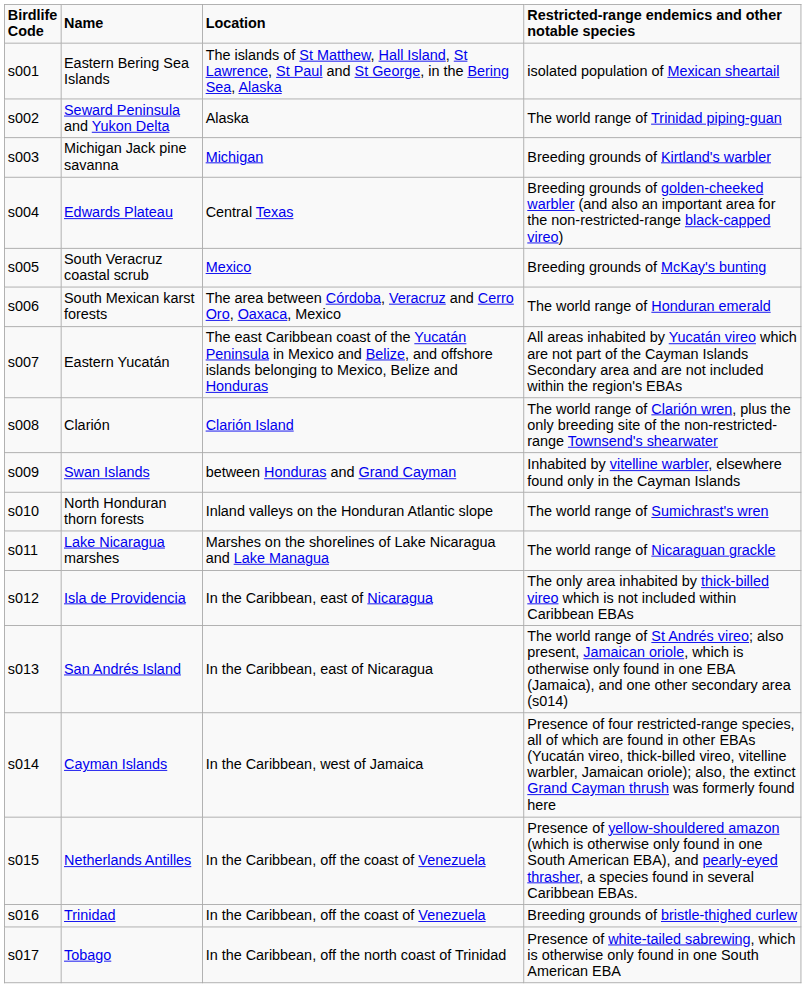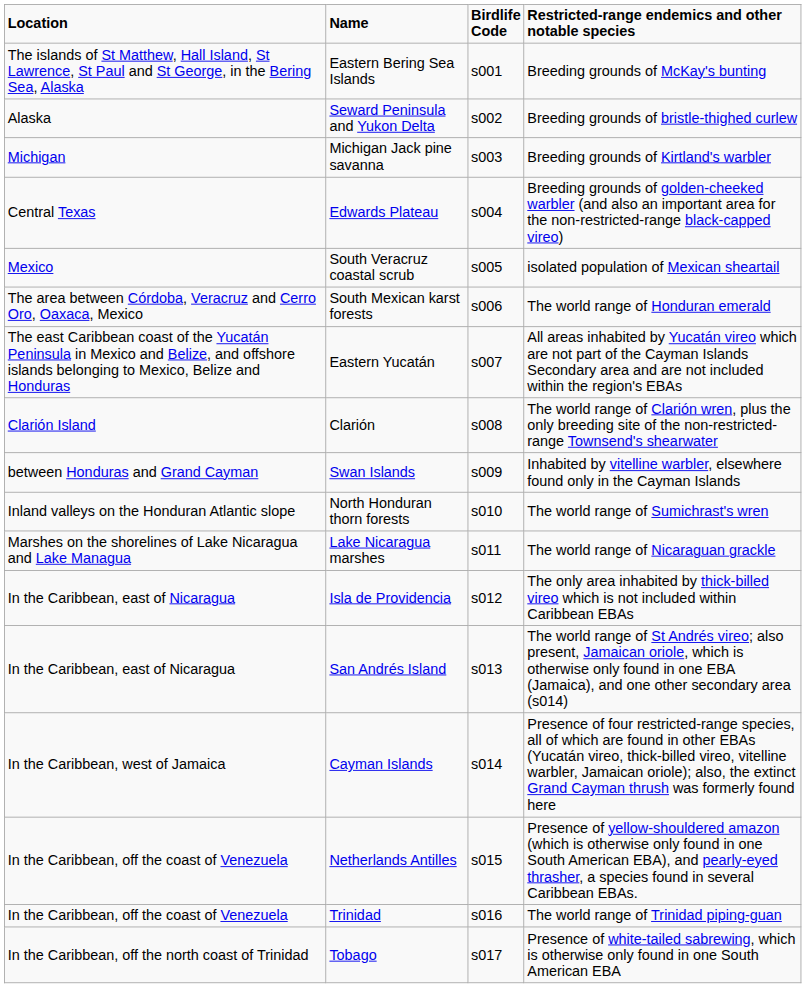columns swapped: (33, 24) <-> (236, 24)
(653, 71) isolated population of Mexican sheartail -> (647, 71) Breeding grounds of McKay's bunting
(655, 118) The world range of Trinidad piping-guan -> (662, 118) Breeding grounds of bristle-thighed curlew
(647, 267) Breeding grounds of McKay's bunting -> (653, 267) isolated population of Mexican sheartail
(662, 915) Breeding grounds of bristle-thighed curlew -> (655, 915) The world range of Trinidad piping-guan
